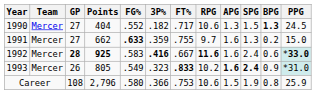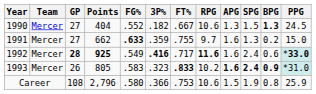(183, 26) .717 -> (183, 26) .667
(133, 54) .583 -> (133, 54) .549
(183, 54) .667 -> (183, 54) .717
(133, 68) .549 -> (133, 68) .583
(271, 68) normal -> (271, 68) bold
